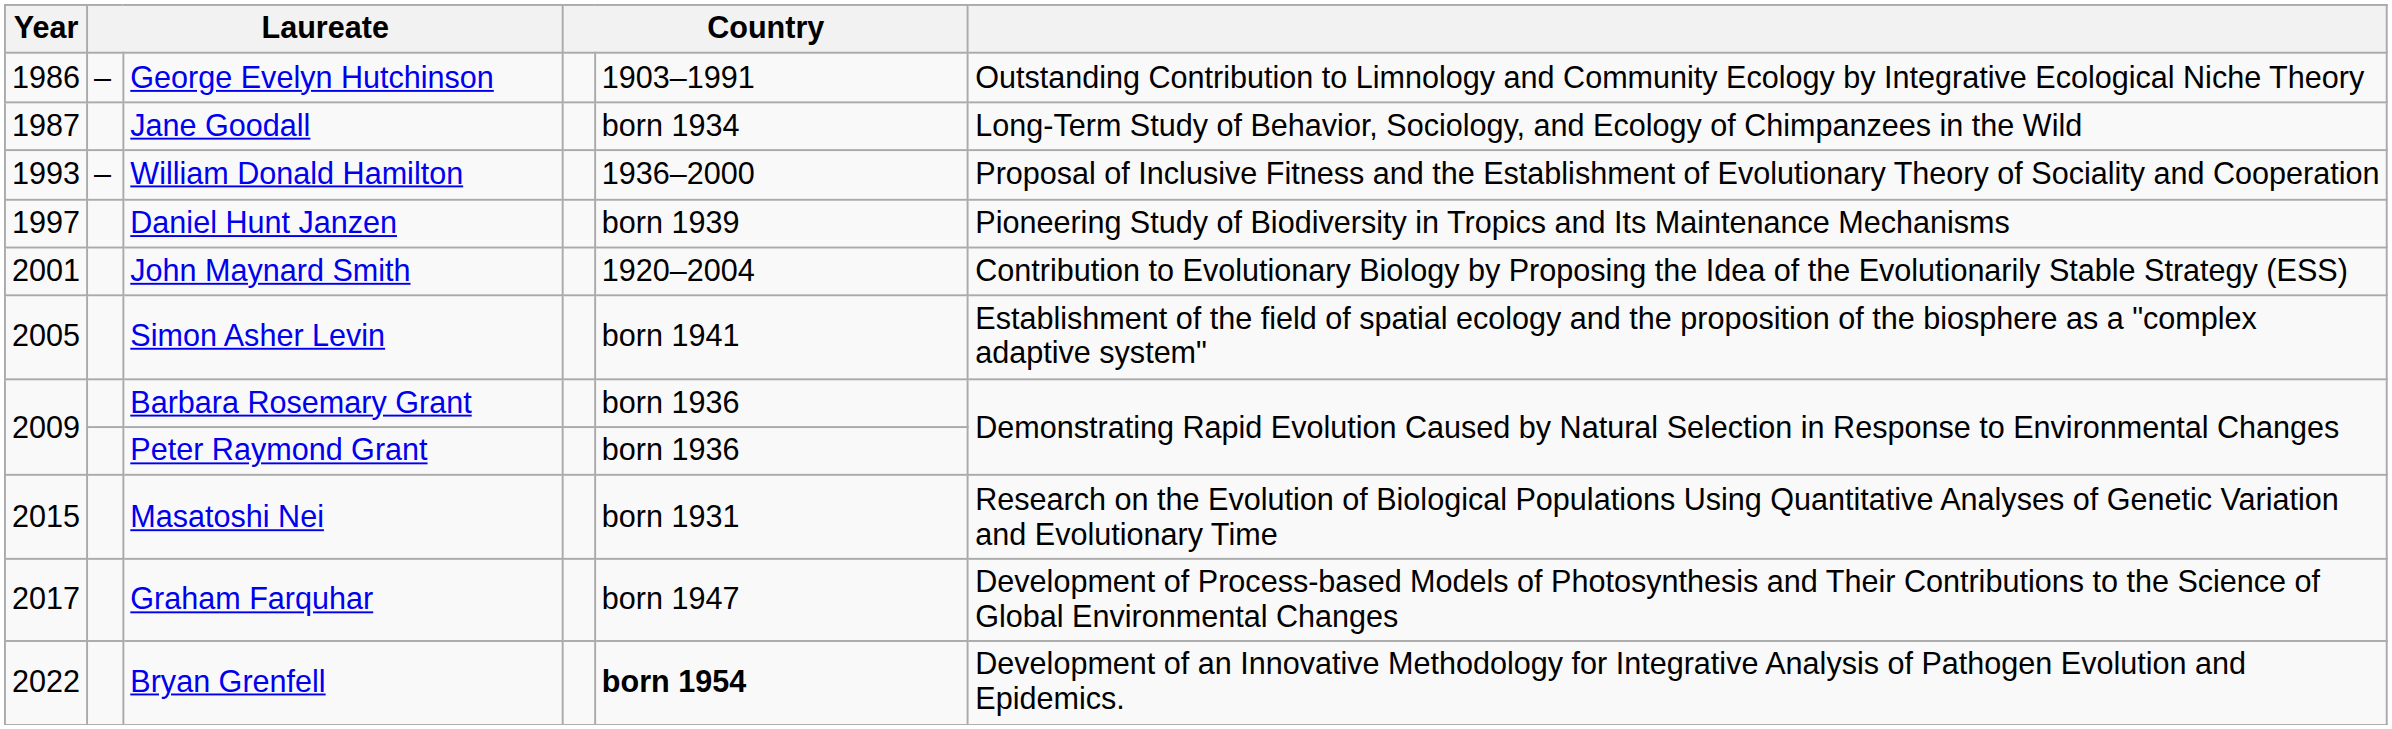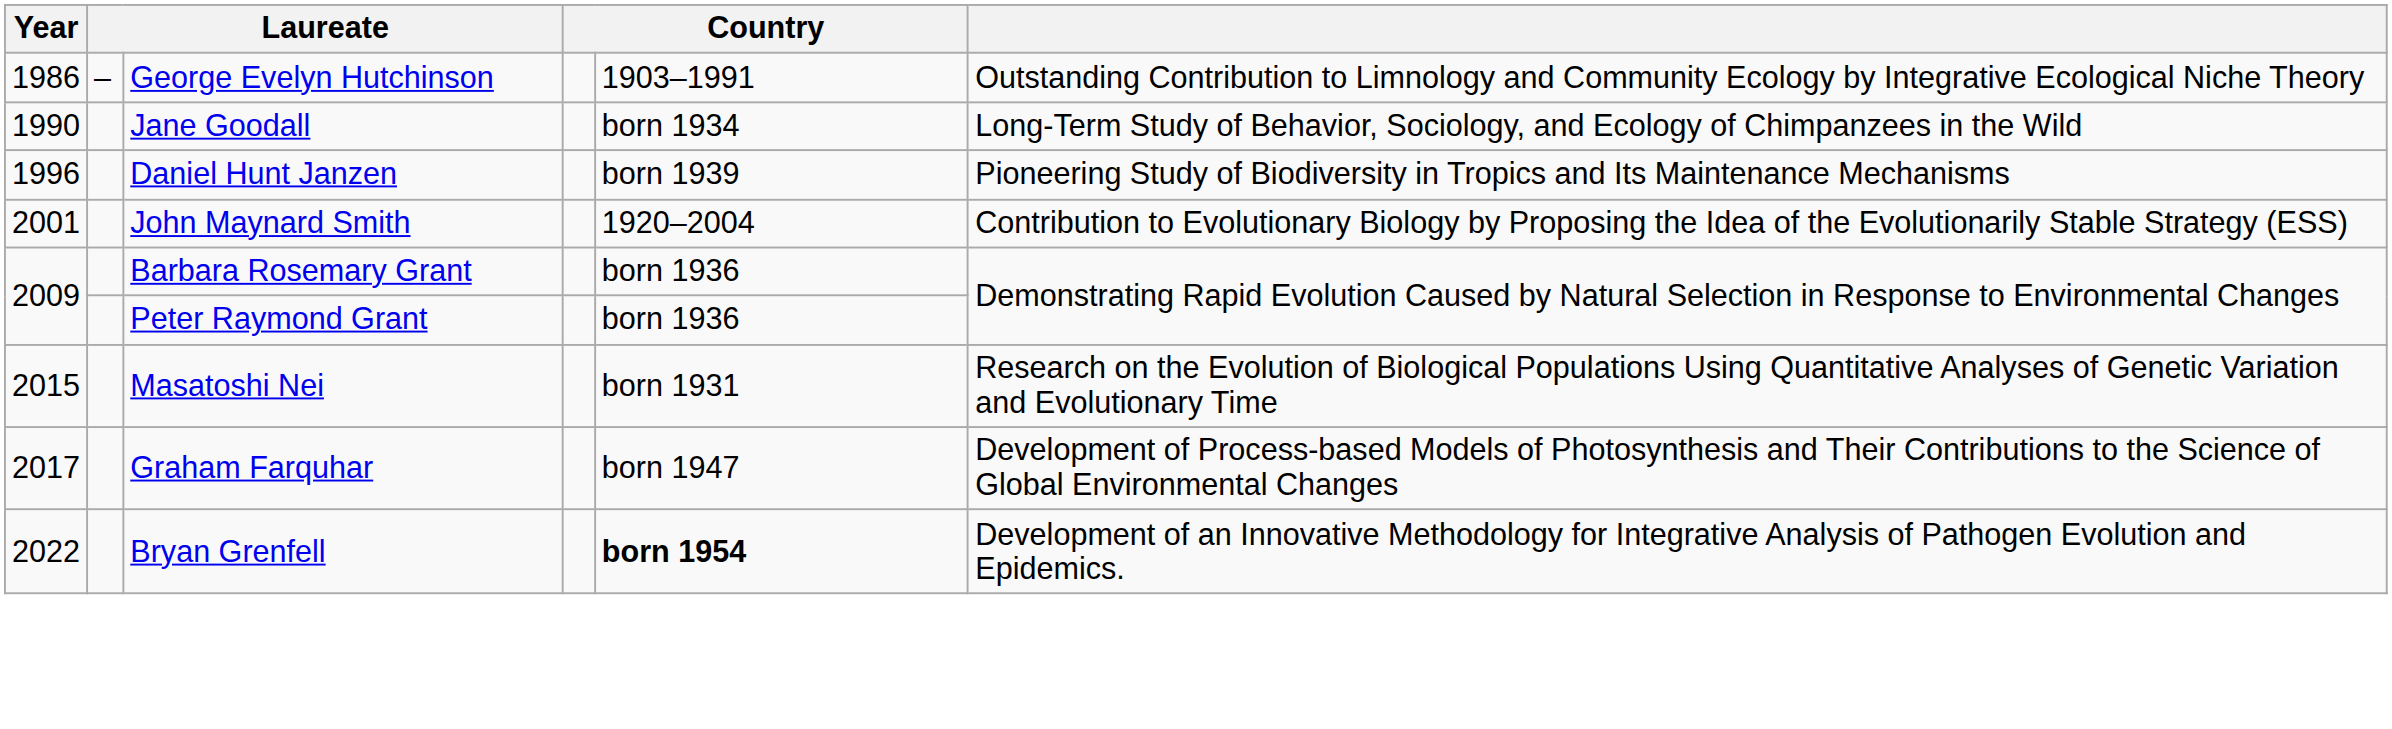(46, 125) 1987 -> (46, 125) 1990
- row: (297, 174)
(46, 222) 1997 -> (46, 174) 1996
- row: (258, 336)
